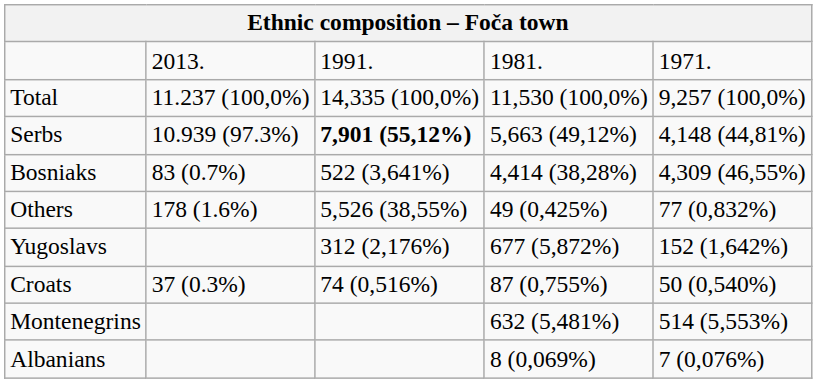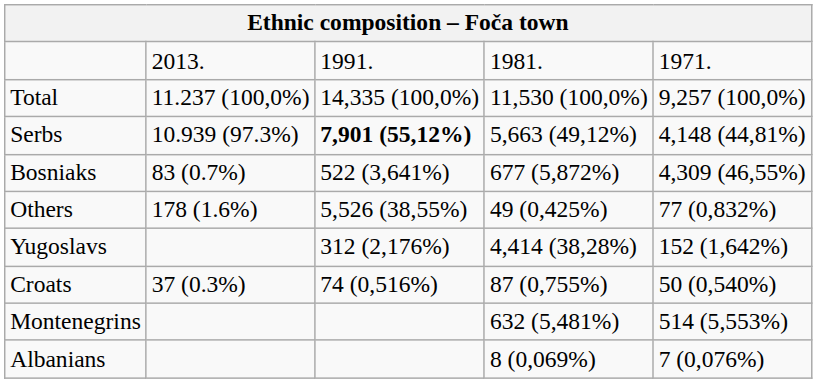(563, 172) 4,414 (38,28%) -> (555, 172) 677 (5,872%)
(555, 246) 677 (5,872%) -> (563, 246) 4,414 (38,28%)
